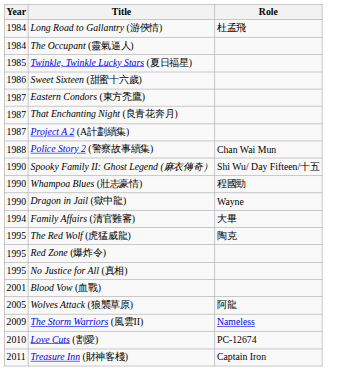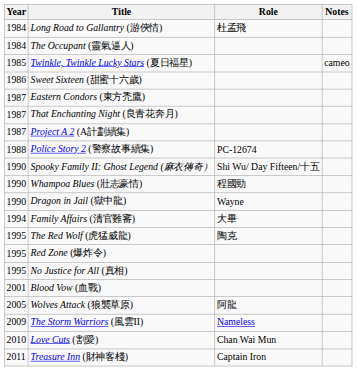+ column: (337, 12)
(247, 149) Chan Wai Mun -> (237, 149) PC-12674
(237, 340) PC-12674 -> (247, 340) Chan Wai Mun
